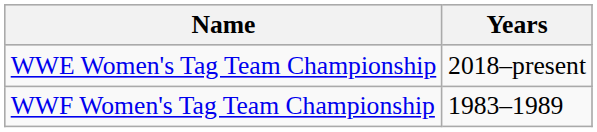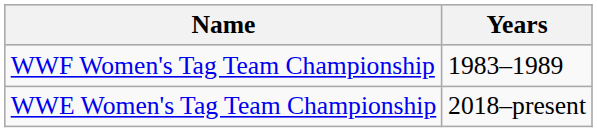rows swapped: (223, 106) <-> (223, 65)
